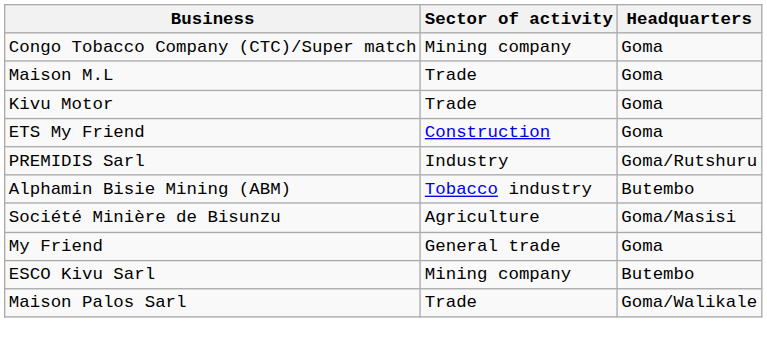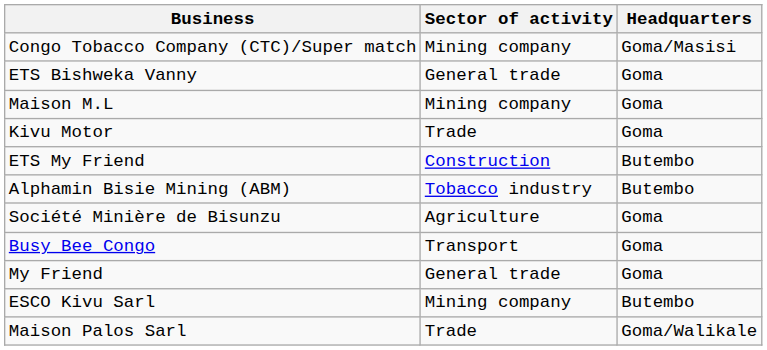(642, 47) Goma -> (679, 47) Goma/Masisi
+ row: (103, 76)
(451, 76) Trade -> (498, 104) Mining company
(642, 132) Goma -> (658, 161) Butembo
- row: (77, 161)
(679, 218) Goma/Masisi -> (642, 218) Goma
+ row: (82, 246)
